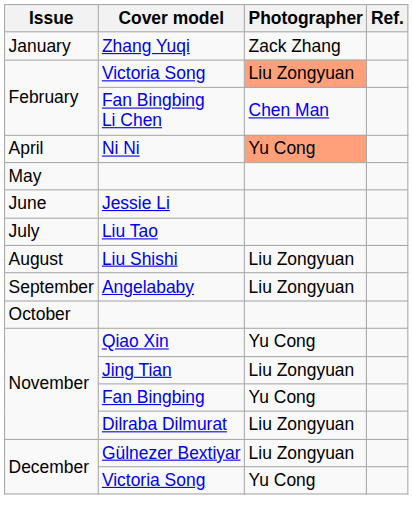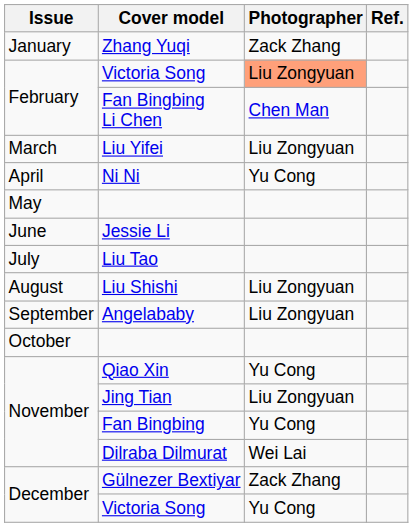+ row: (33, 148)
(282, 148) lightsalmon background -> (282, 176) no background
(301, 425) Liu Zongyuan -> (277, 452) Wei Lai
(301, 452) Liu Zongyuan -> (295, 480) Zack Zhang
